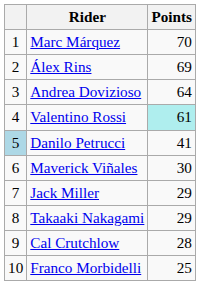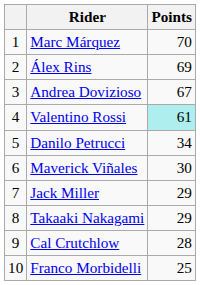(184, 92) 64 -> (184, 92) 67
(16, 142) lightblue background -> (16, 142) no background
(184, 142) 41 -> (184, 142) 34
